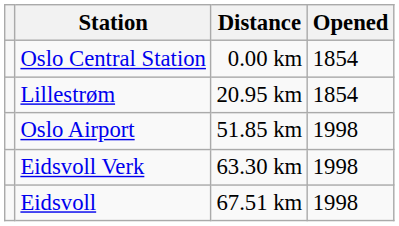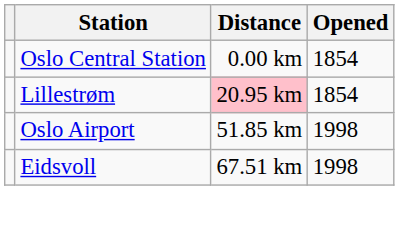(259, 94) no background -> (259, 94) pink background
- row: (82, 166)
